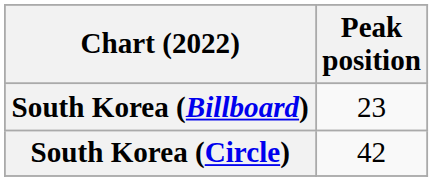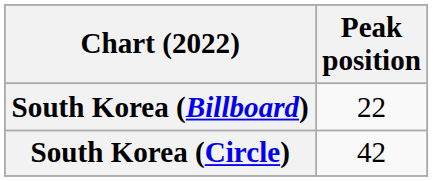(372, 106) 23 -> (372, 106) 22
